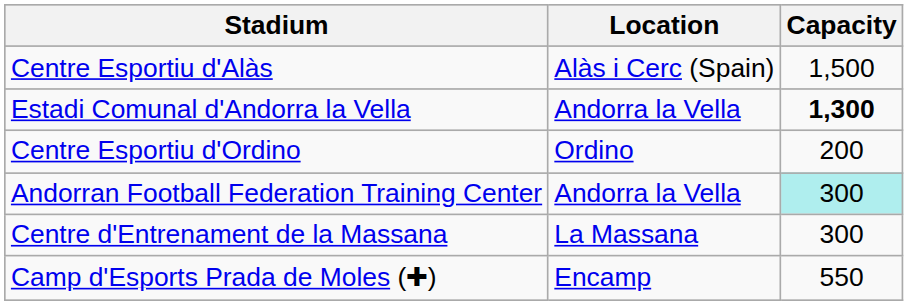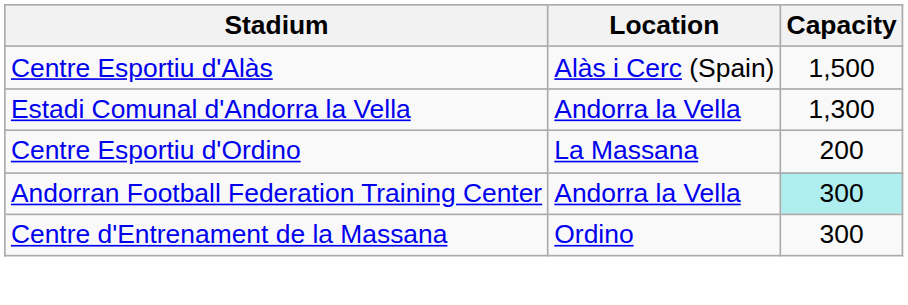(842, 109) bold -> (842, 109) normal
(594, 151) Ordino -> (626, 151) La Massana
(626, 234) La Massana -> (594, 234) Ordino
- row: (224, 278)
